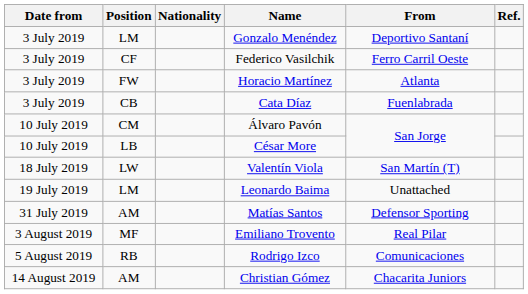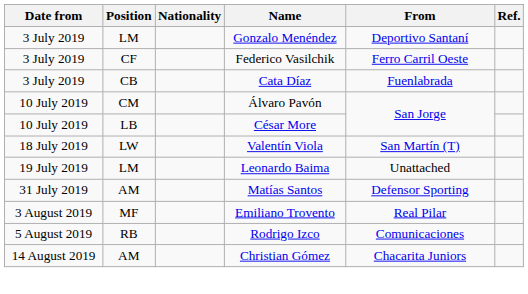- row: (285, 81)
